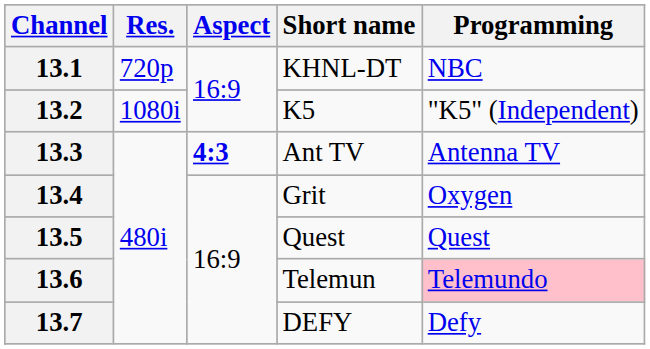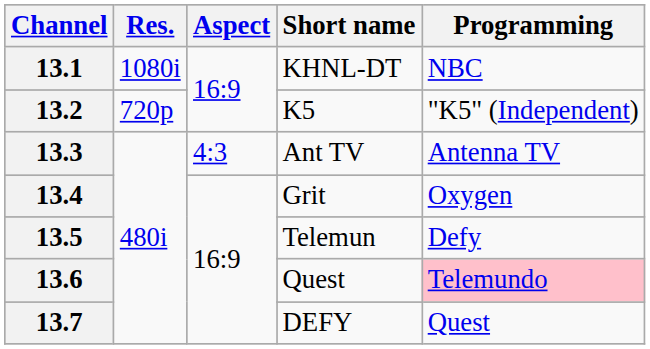(147, 68) 720p -> (150, 68) 1080i
(150, 110) 1080i -> (147, 110) 720p
(211, 152) bold -> (210, 152) normal
(314, 237) Quest -> (329, 237) Telemun
(459, 237) Quest -> (454, 237) Defy
(329, 279) Telemun -> (314, 279) Quest
(454, 322) Defy -> (459, 322) Quest
